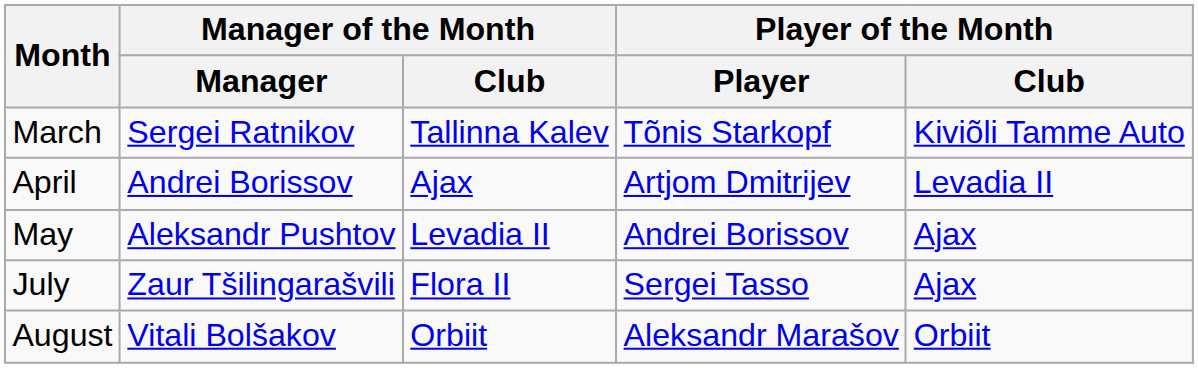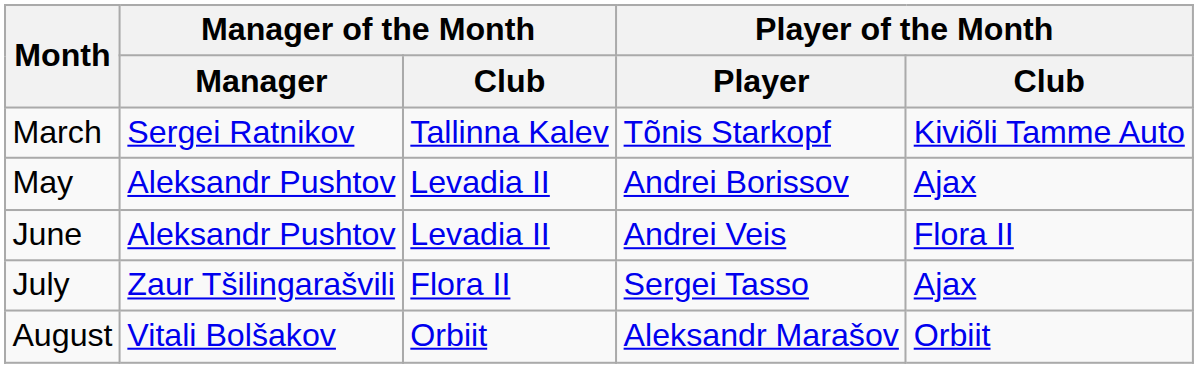- row: (45, 183)
+ row: (47, 234)
